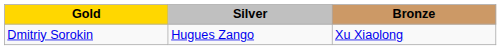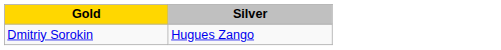- column: (414, 14)
